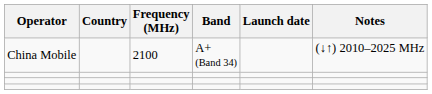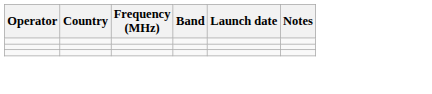- row: (42, 55)
